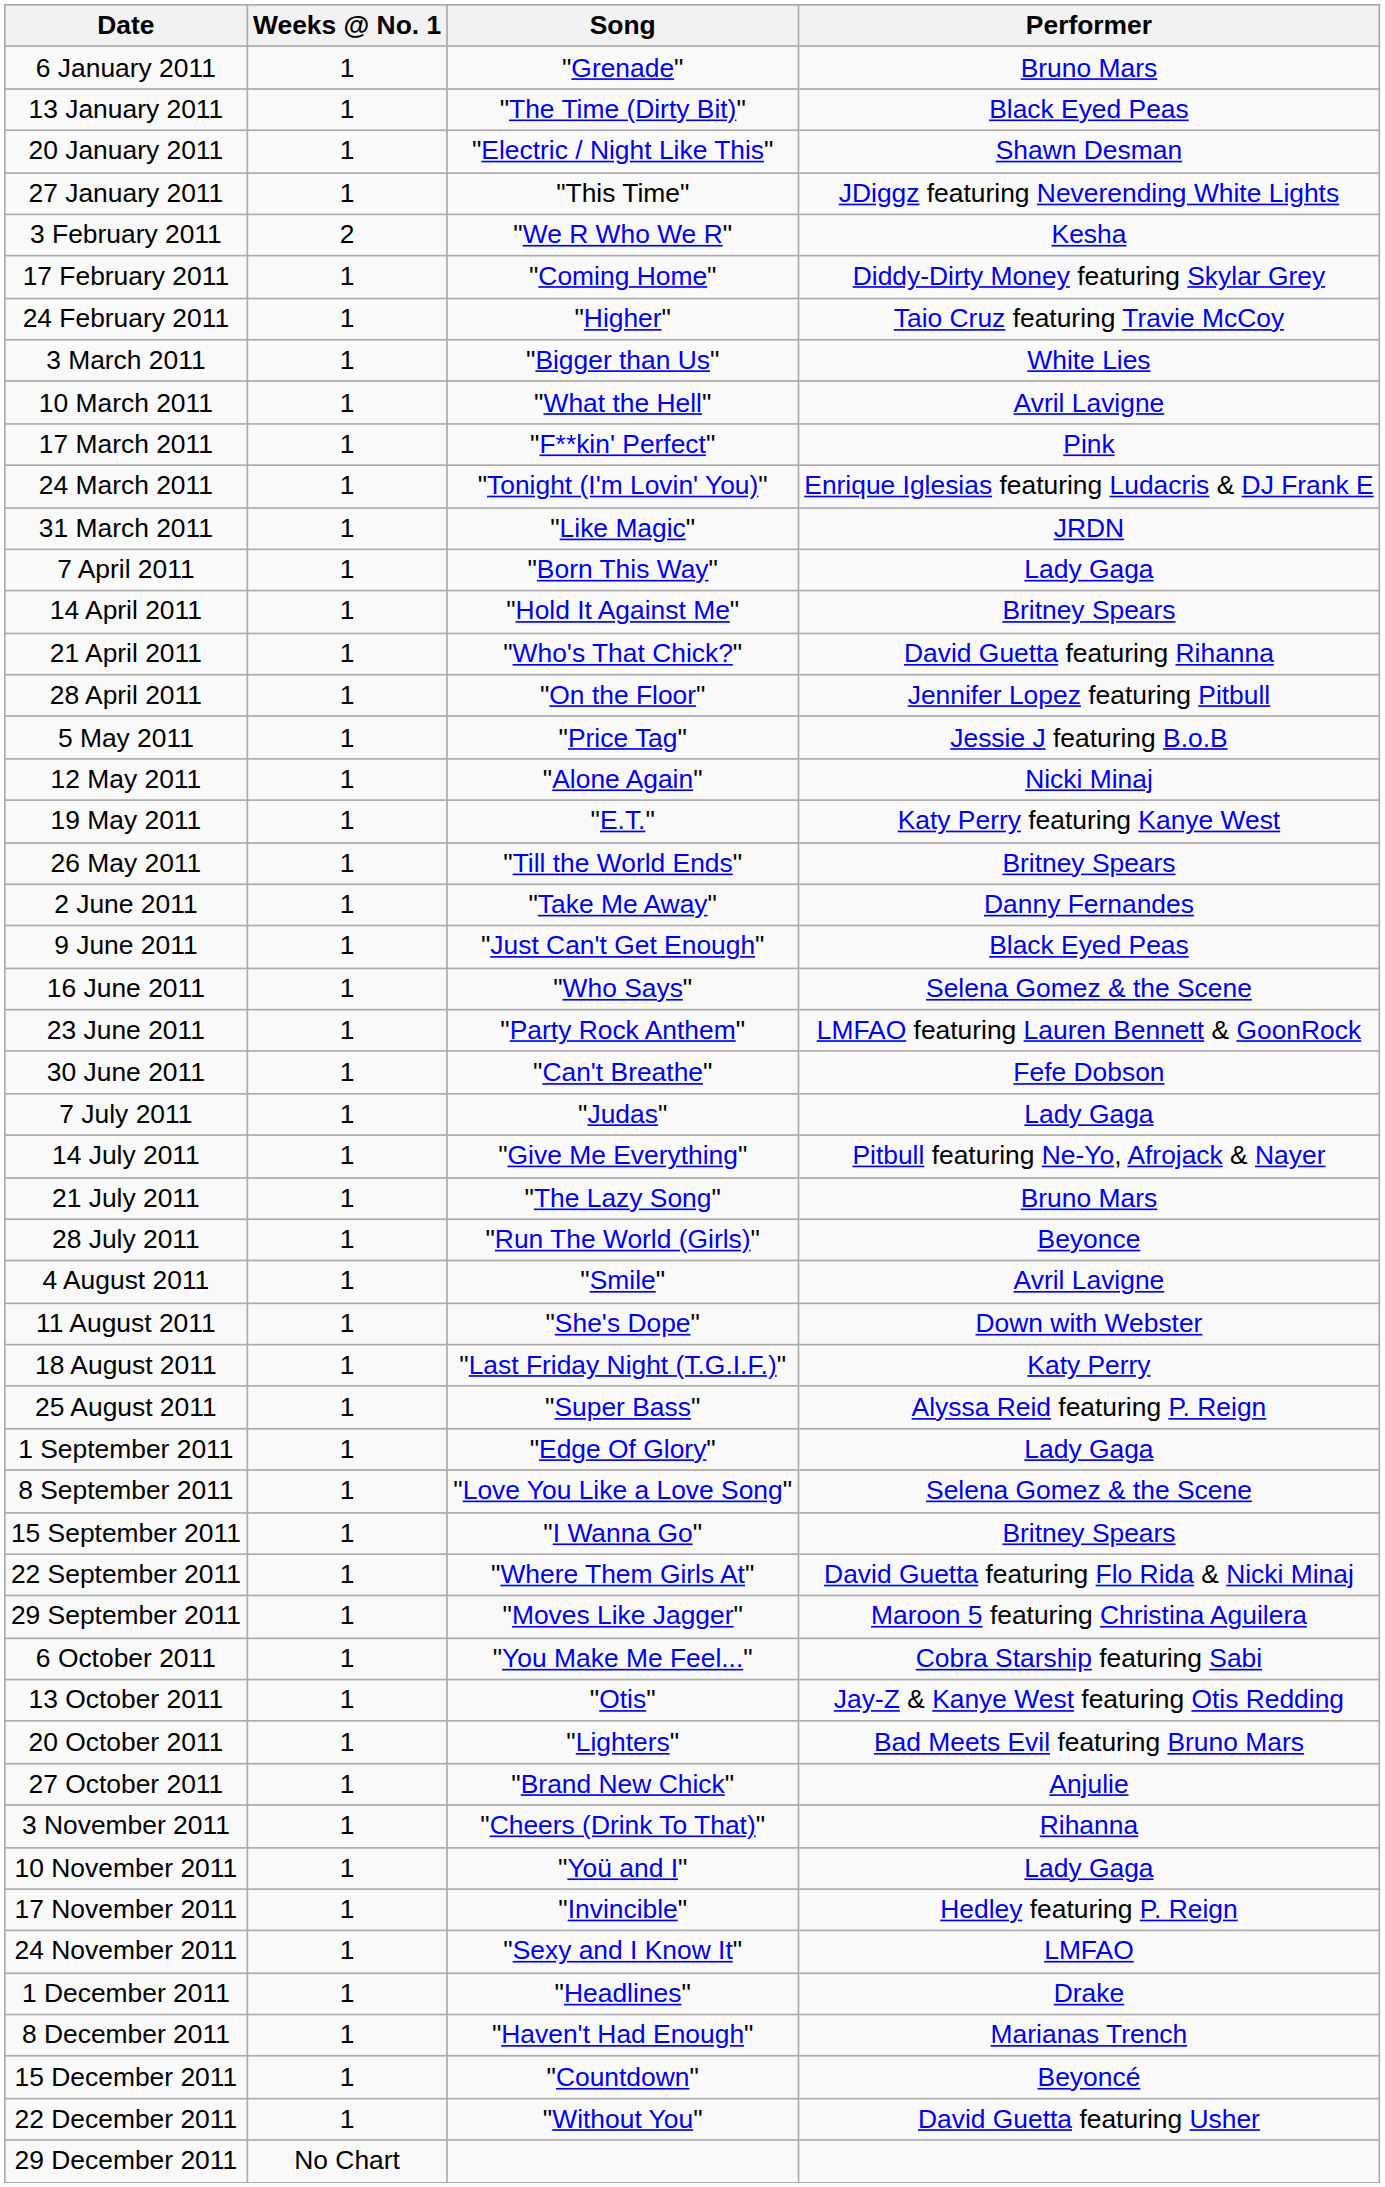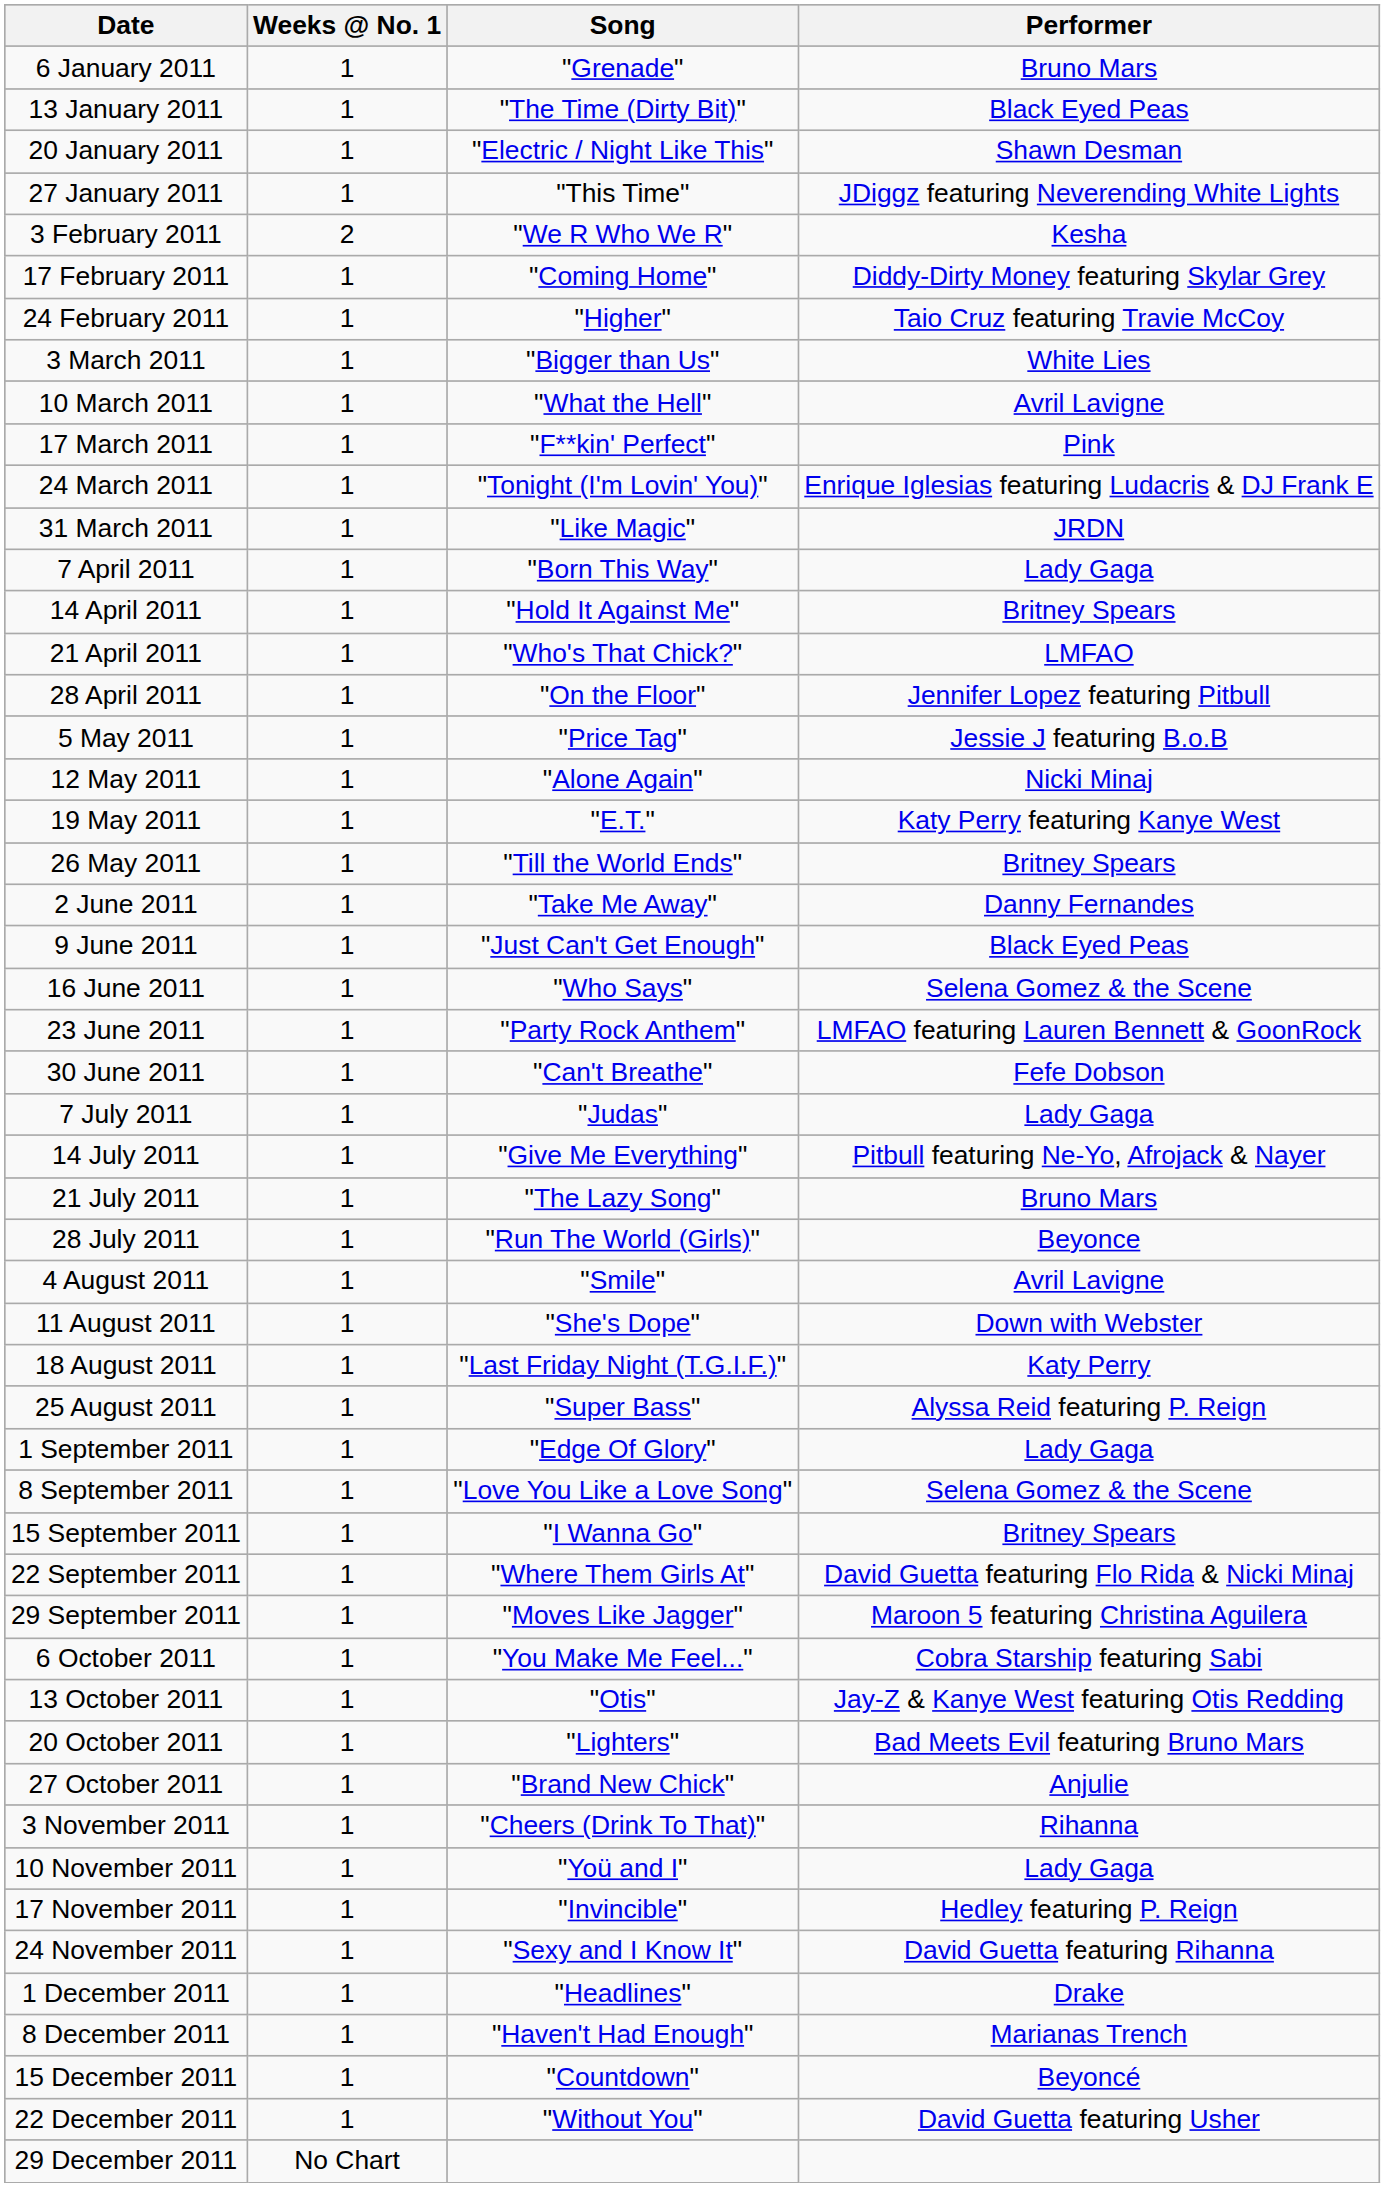(1089, 653) David Guetta featuring Rihanna -> (1089, 653) LMFAO
(1089, 1951) LMFAO -> (1089, 1951) David Guetta featuring Rihanna
